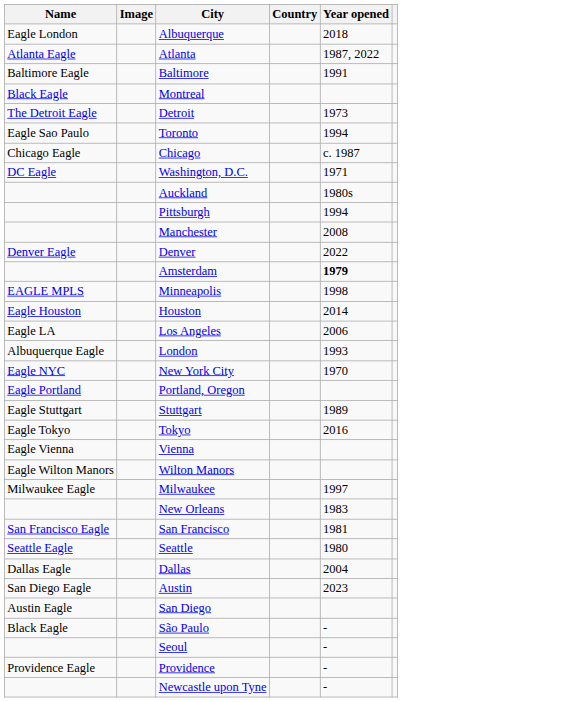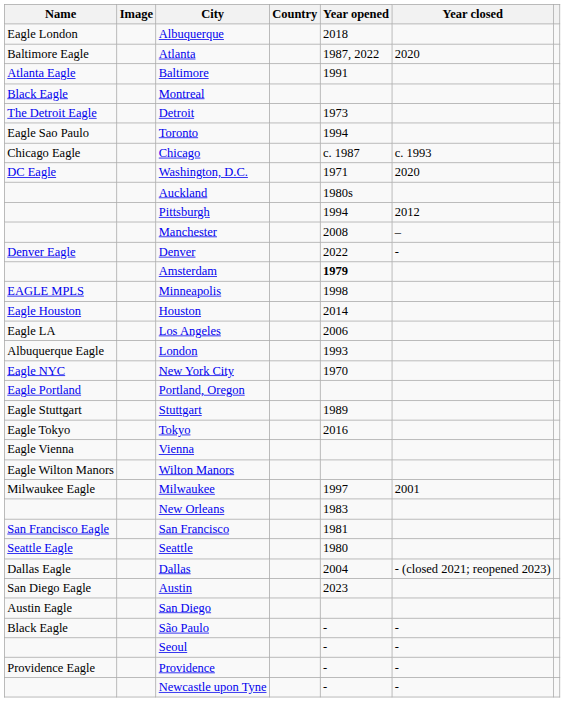+ column: (473, 14)
(41, 53) Atlanta Eagle -> (48, 53) Baltimore Eagle
(48, 73) Baltimore Eagle -> (41, 73) Atlanta Eagle
